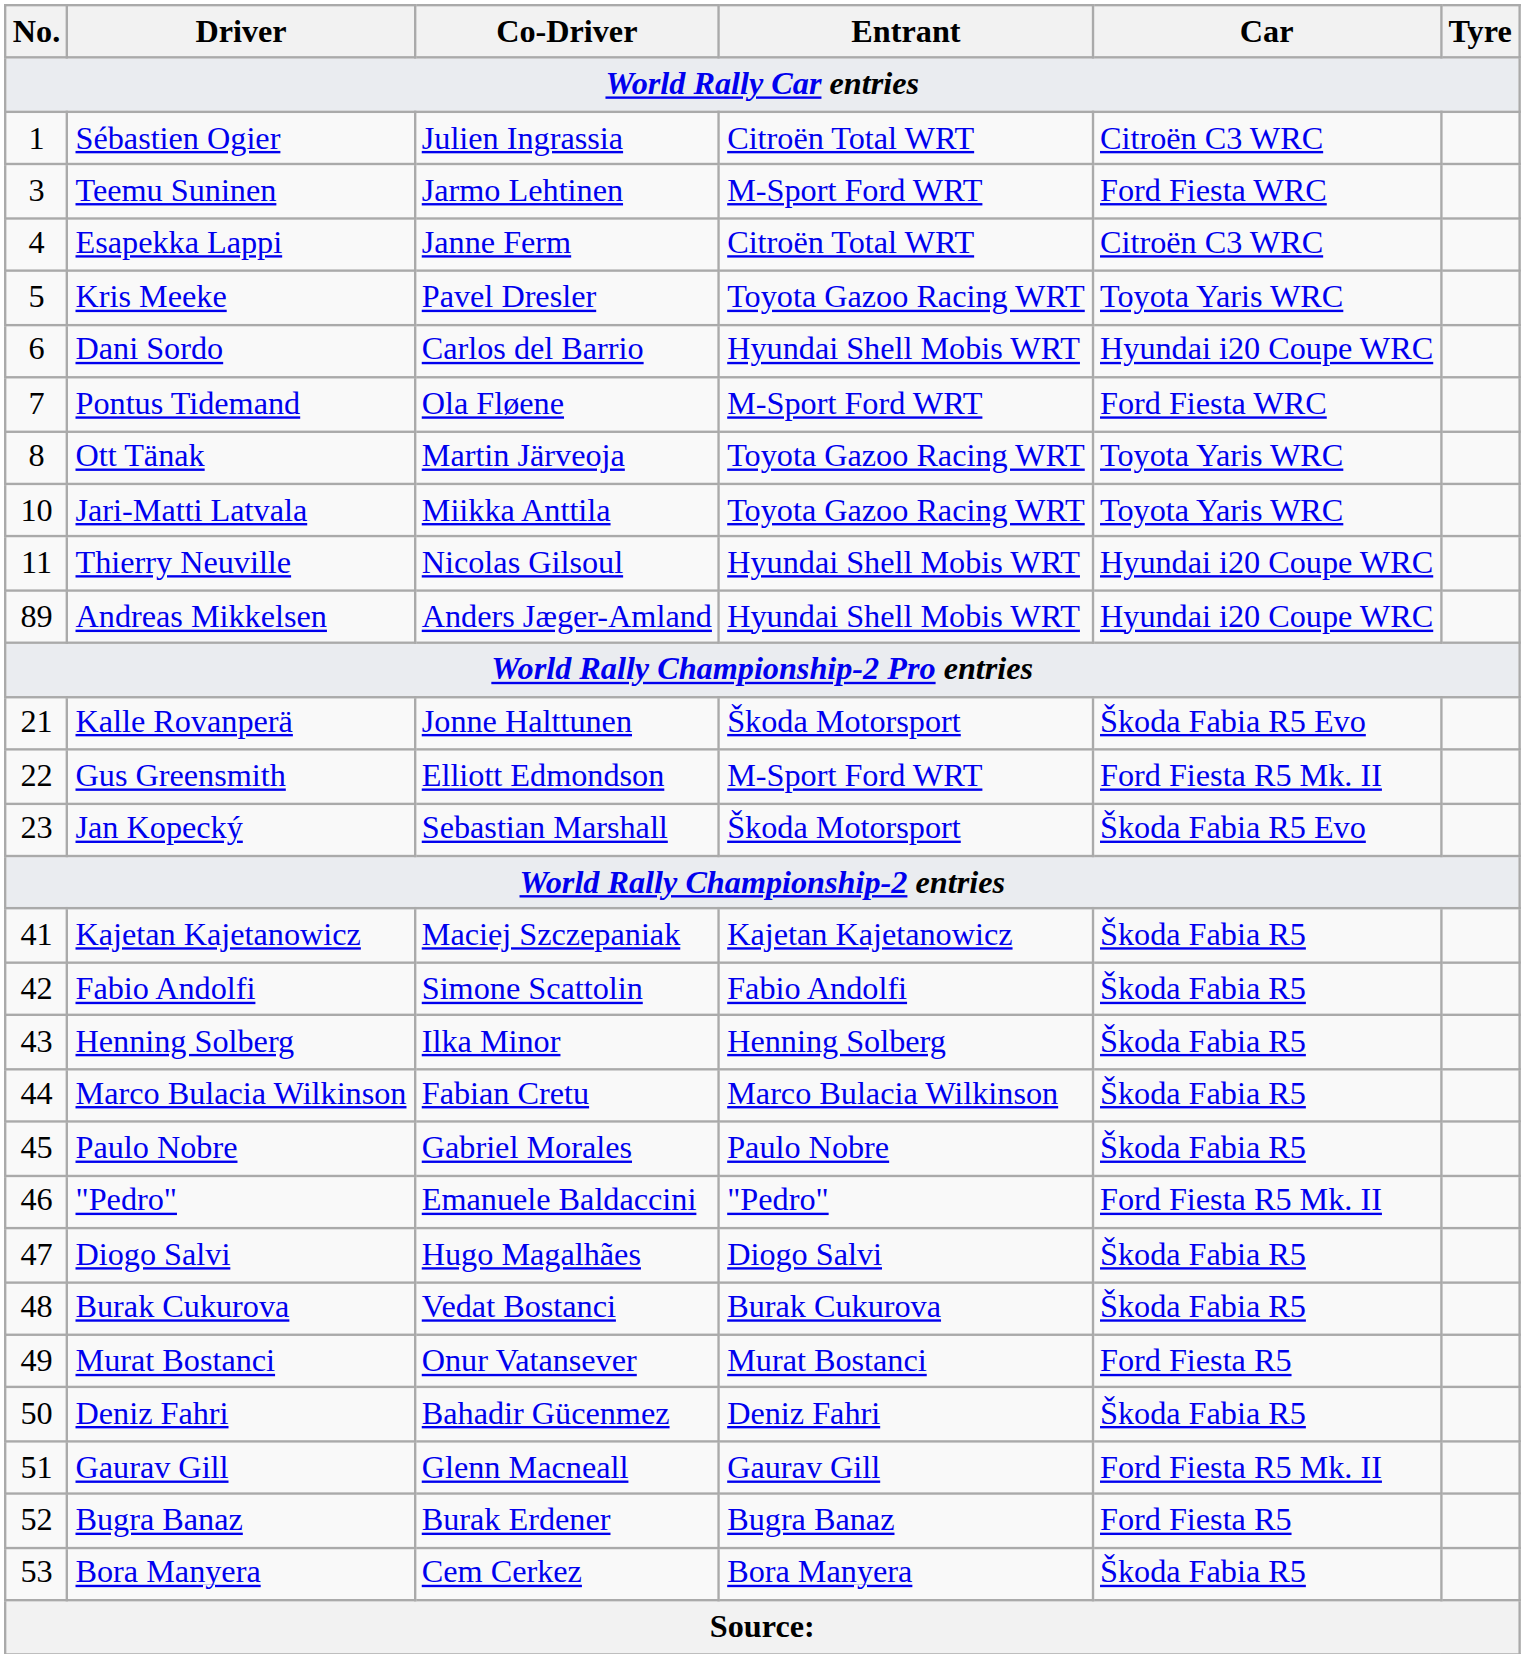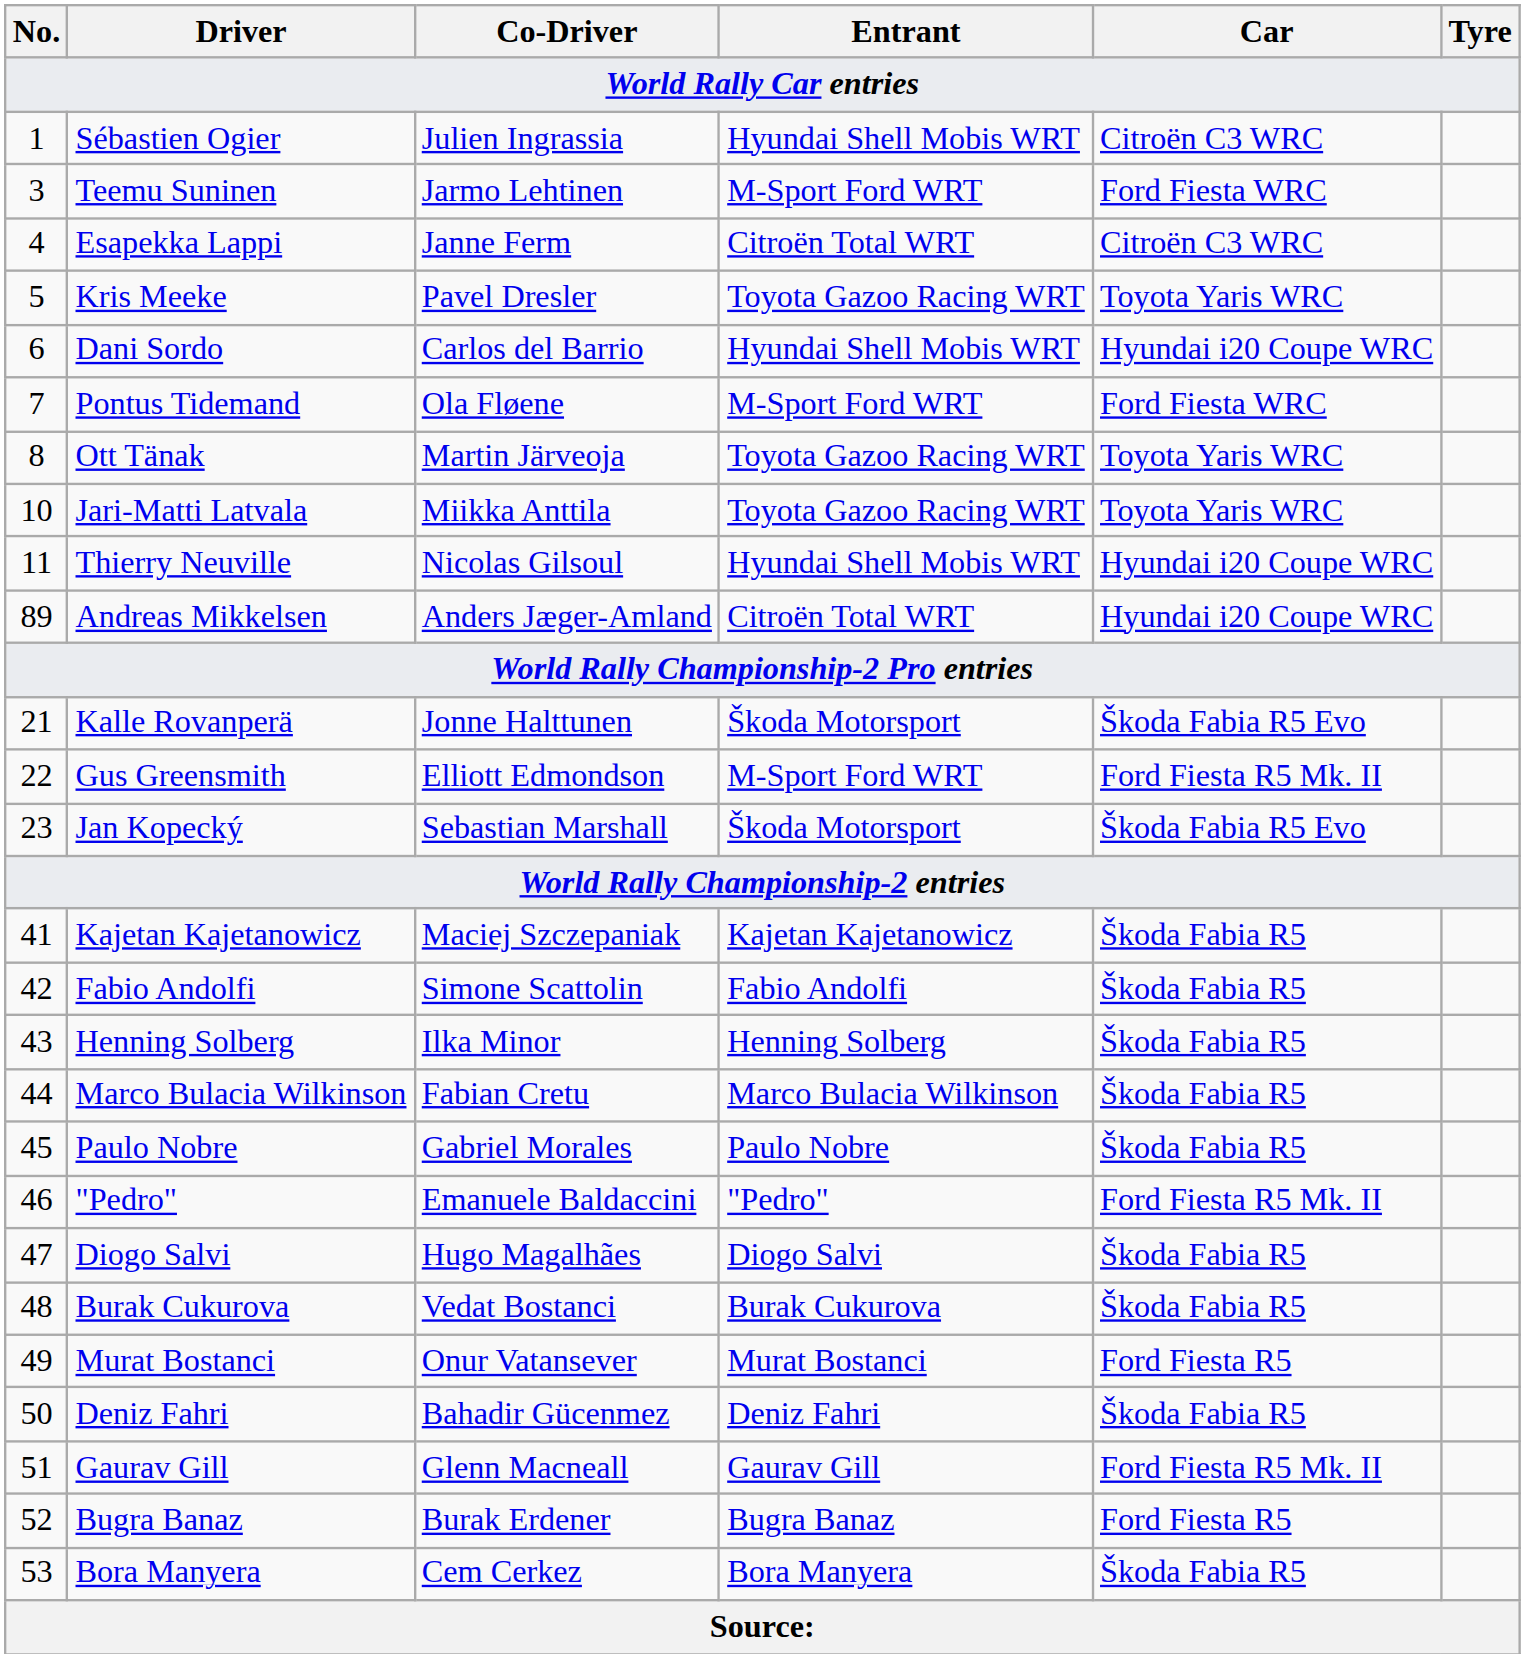(851, 137) Citroën Total WRT -> (904, 137) Hyundai Shell Mobis WRT
(904, 615) Hyundai Shell Mobis WRT -> (851, 615) Citroën Total WRT
